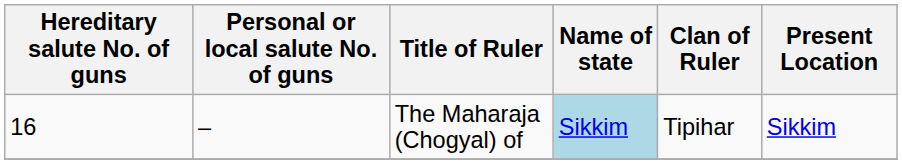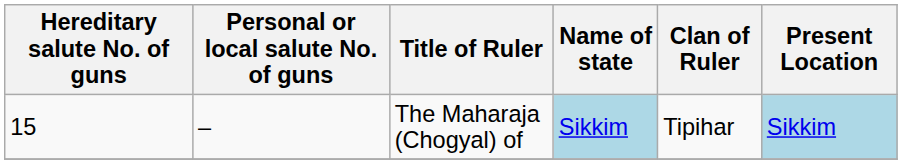(23, 126) 16 -> (23, 126) 15
(801, 126) no background -> (801, 126) lightblue background
